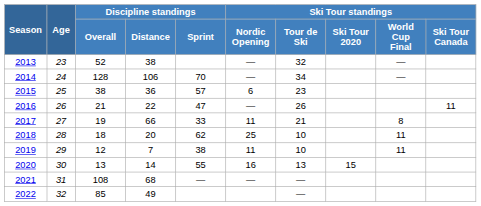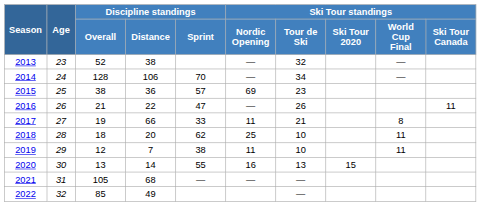(251, 91) 6 -> (251, 91) 69
(100, 179) 108 -> (100, 179) 105
